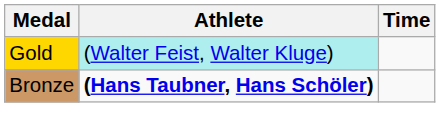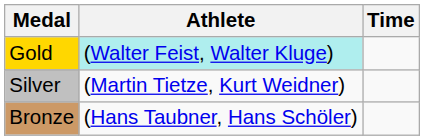+ row: (35, 85)
(229, 85) bold -> (221, 118) normal
